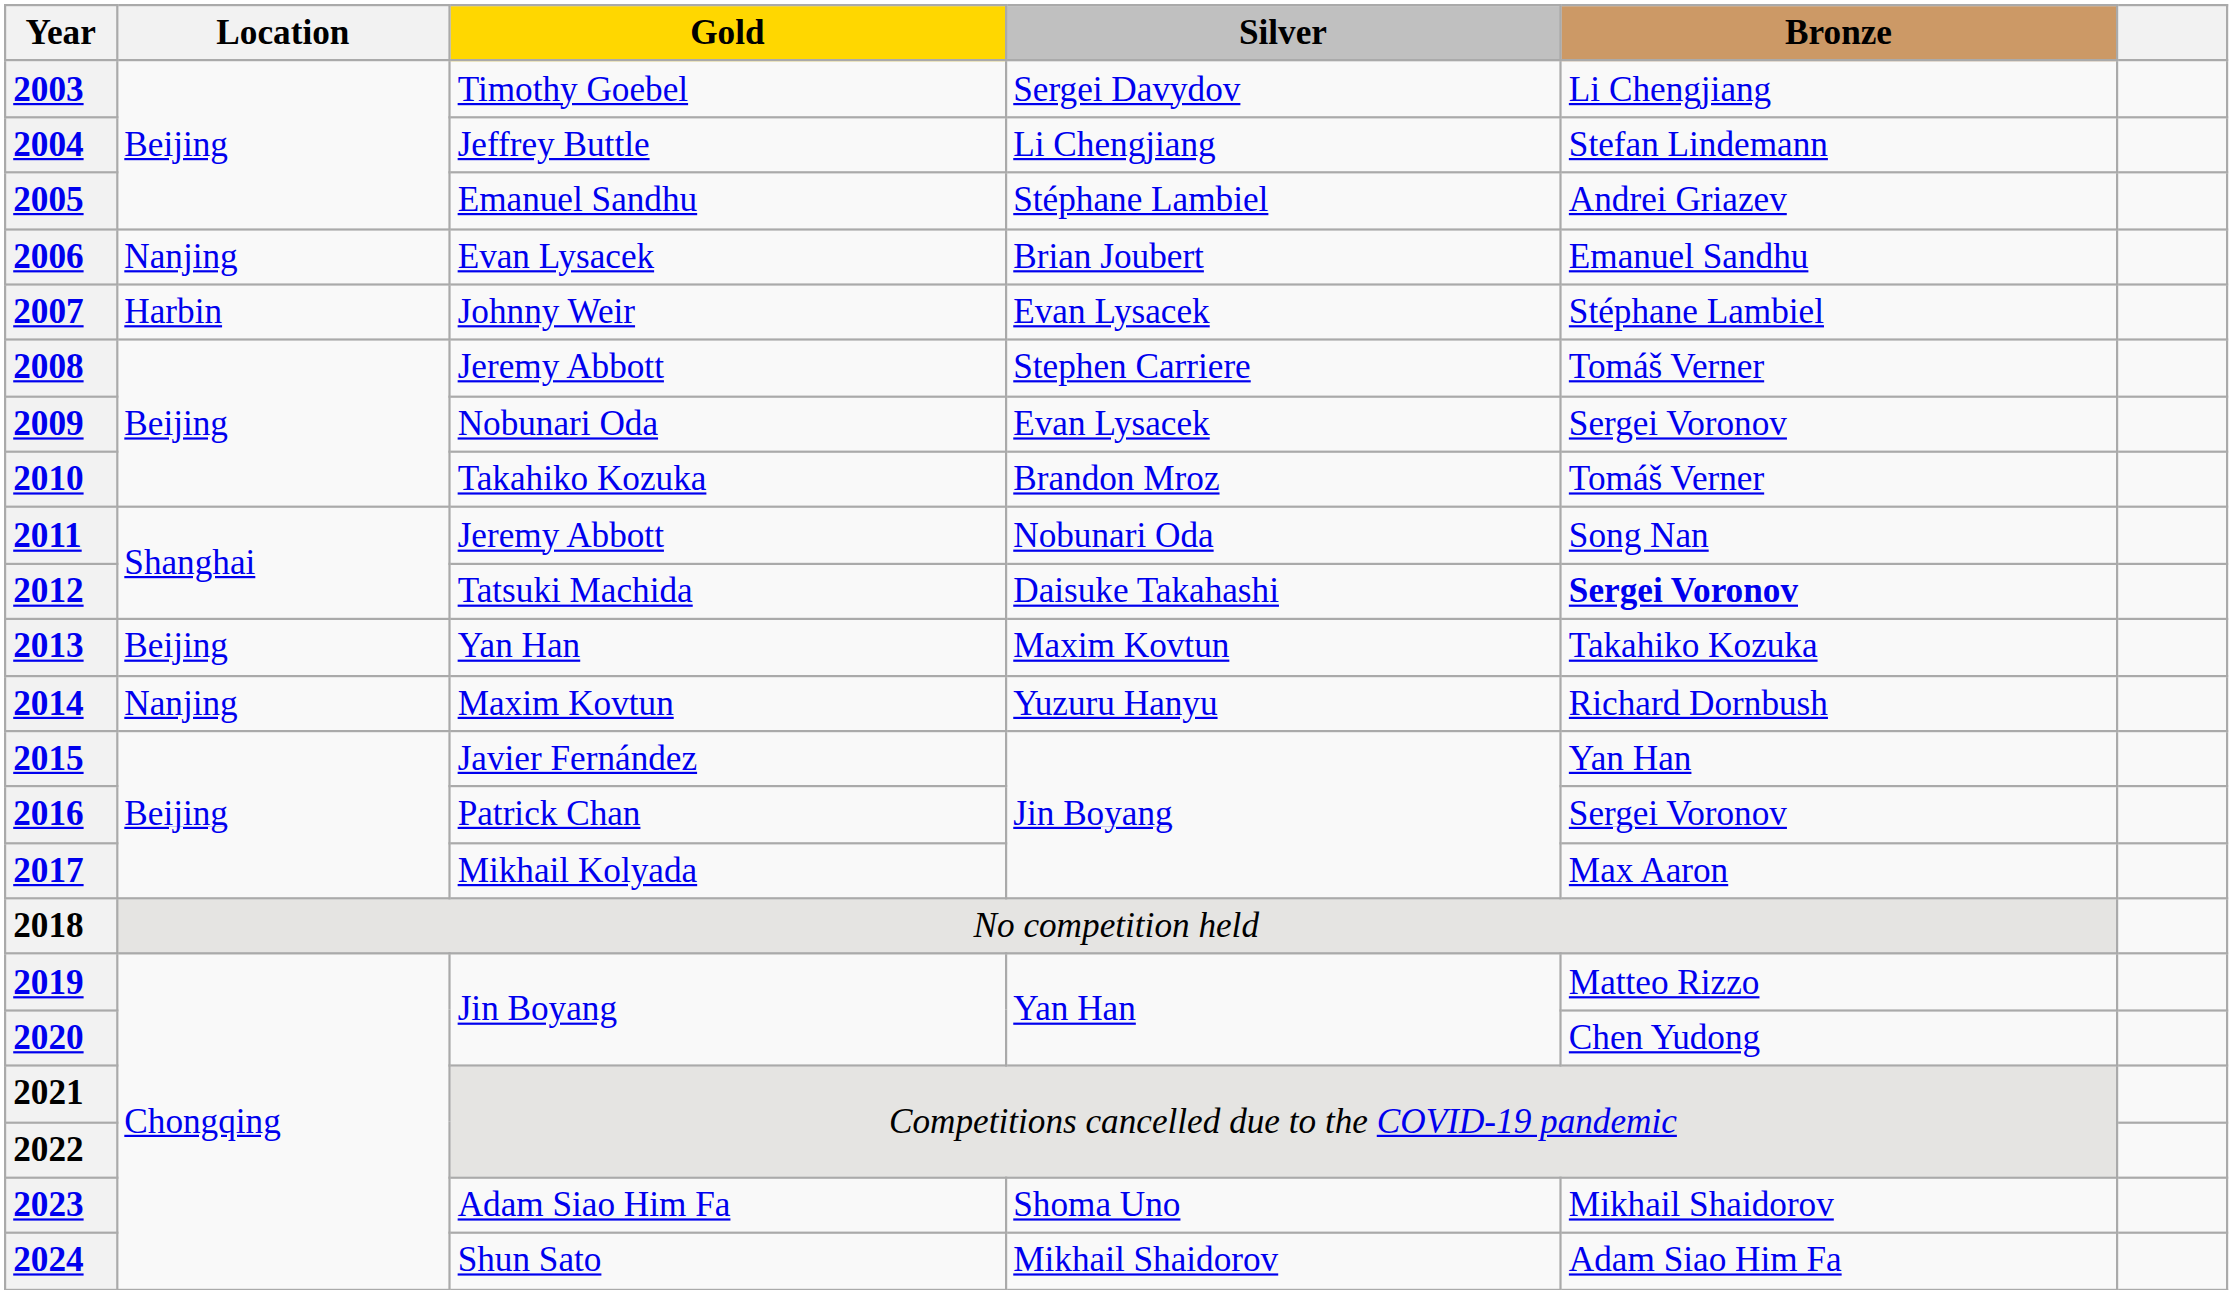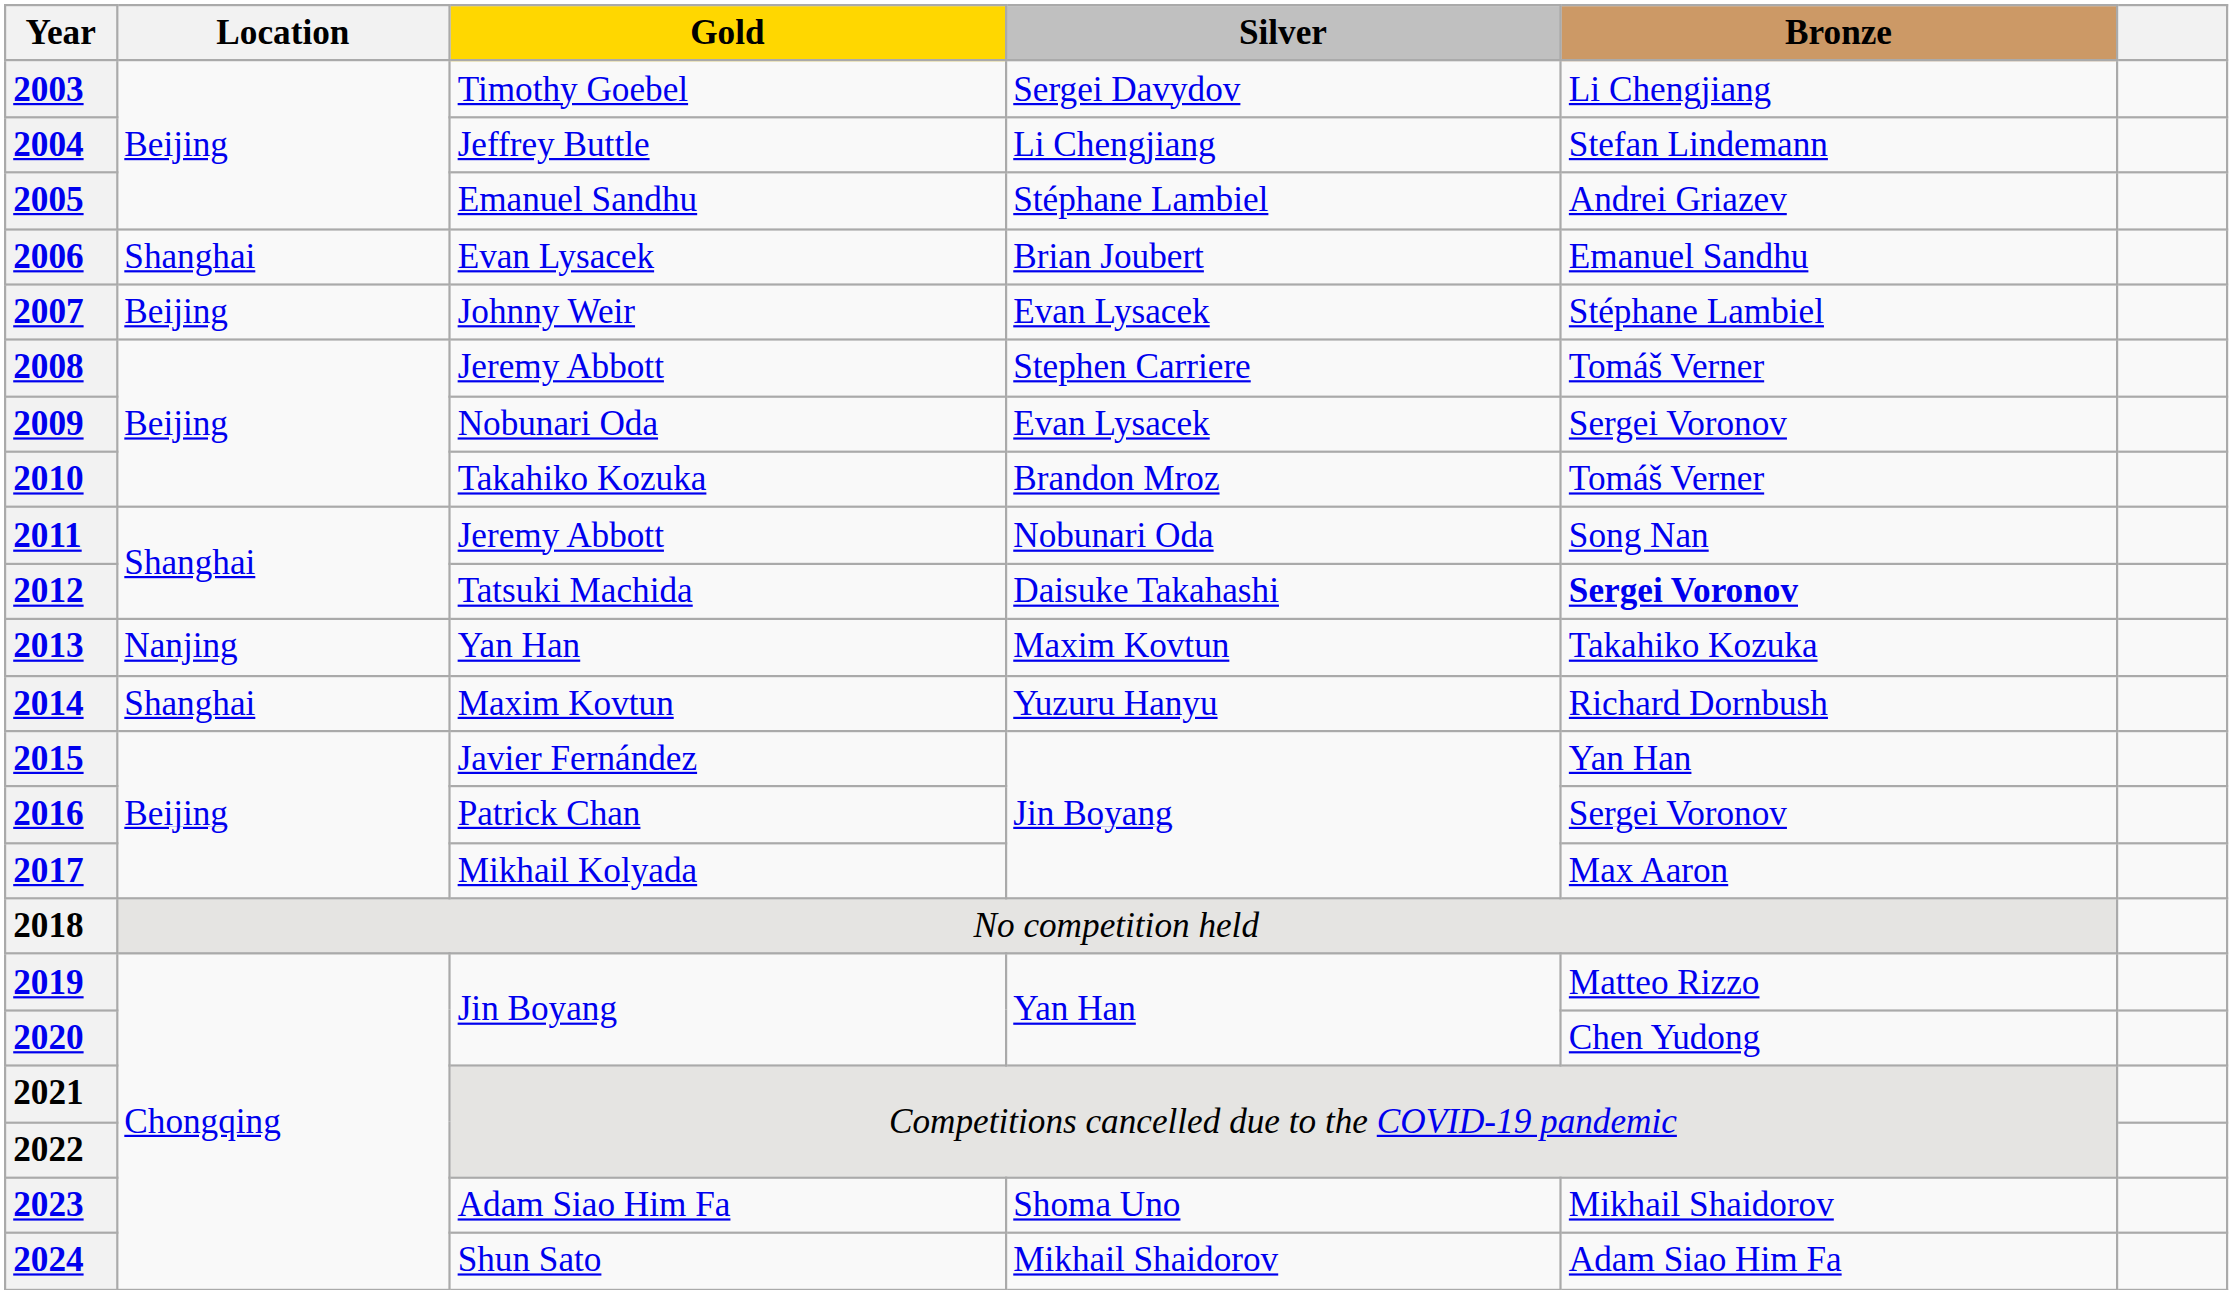(181, 255) Nanjing -> (190, 255) Shanghai
(173, 311) Harbin -> (176, 311) Beijing
(176, 646) Beijing -> (181, 646) Nanjing
(181, 702) Nanjing -> (190, 702) Shanghai
